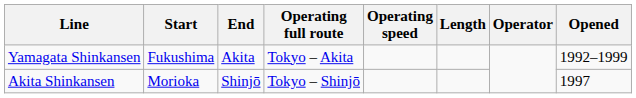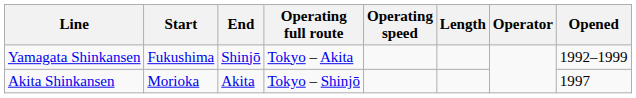(238, 57) Akita -> (241, 57) Shinjō
(241, 81) Shinjō -> (238, 81) Akita
